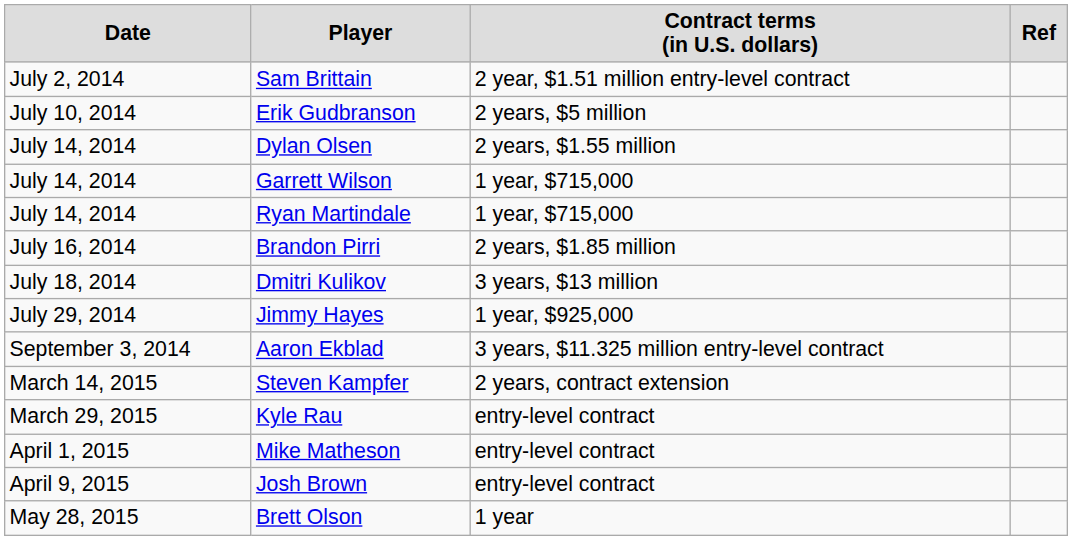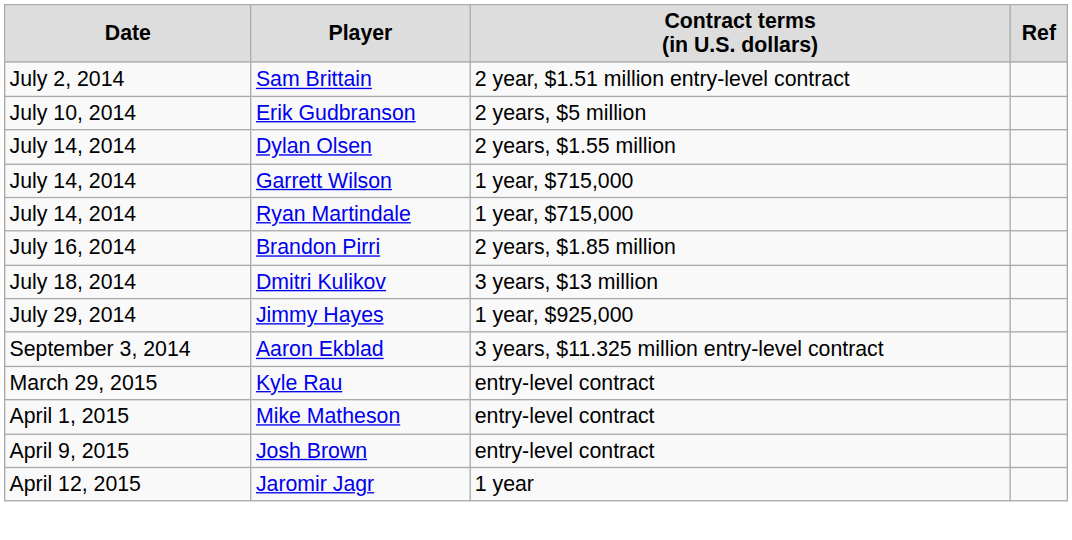- row: (332, 382)
+ row: (315, 484)
- row: (309, 517)
